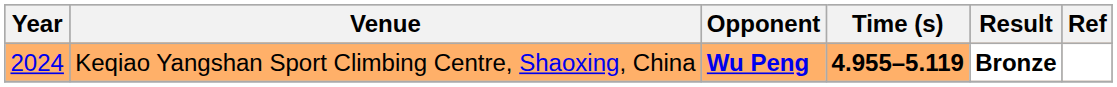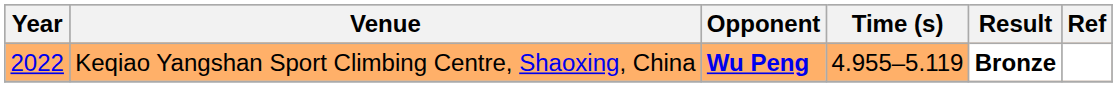(37, 62) 2024 -> (37, 62) 2022
(898, 62) bold -> (898, 62) normal
